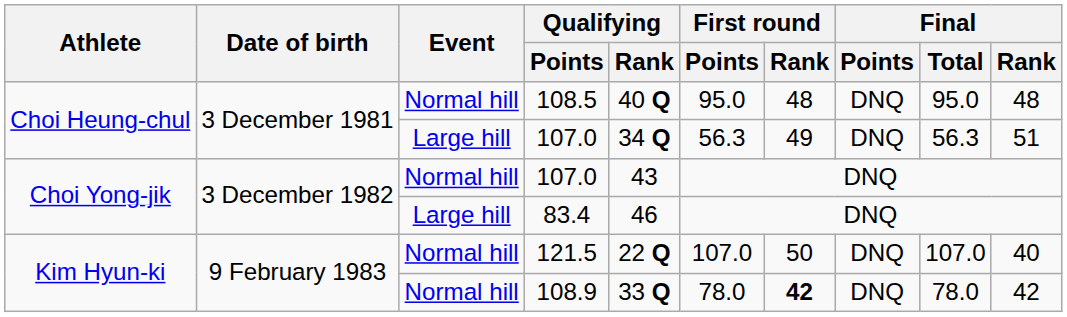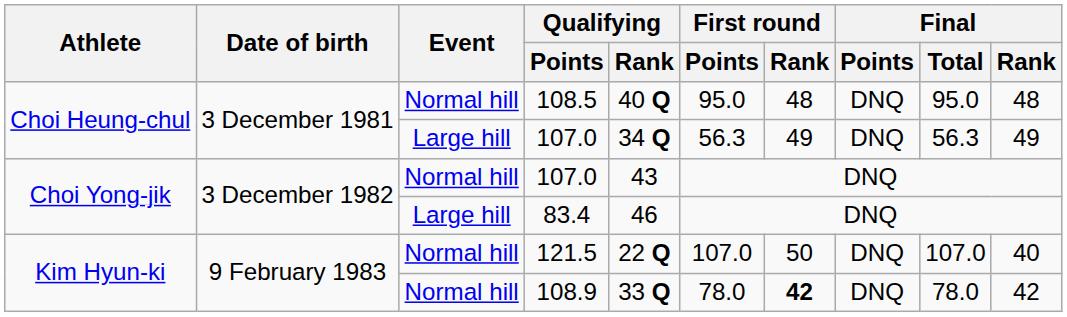(1026, 138) 51 -> (1026, 138) 49
